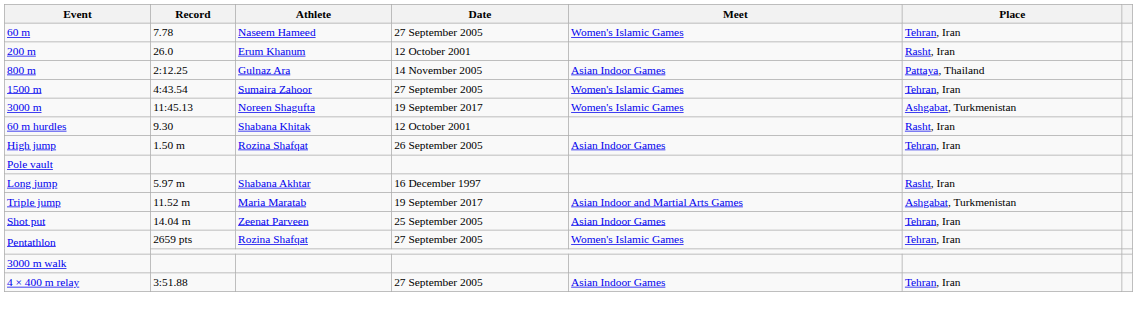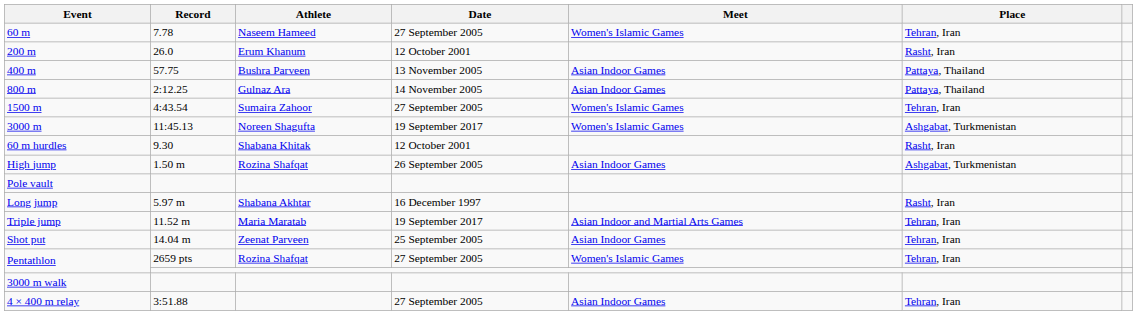+ row: (21, 70)
(933, 145) Tehran, Iran -> (961, 164) Ashgabat, Turkmenistan
(961, 202) Ashgabat, Turkmenistan -> (933, 220) Tehran, Iran
